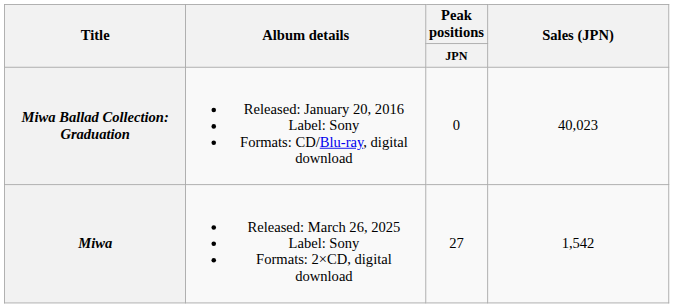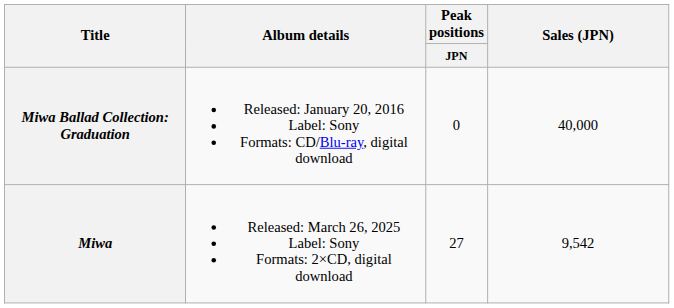(578, 125) 40,023 -> (578, 125) 40,000
(578, 243) 1,542 -> (578, 243) 9,542
